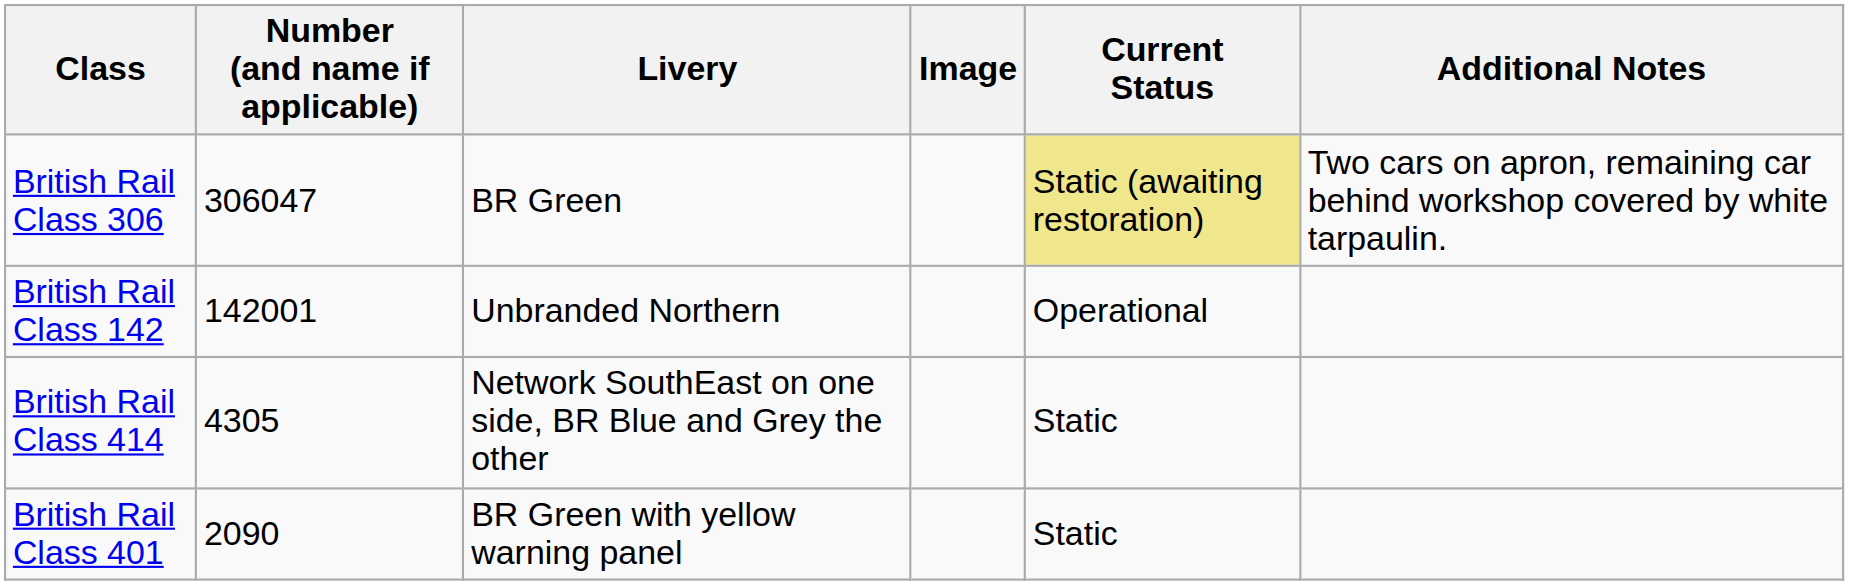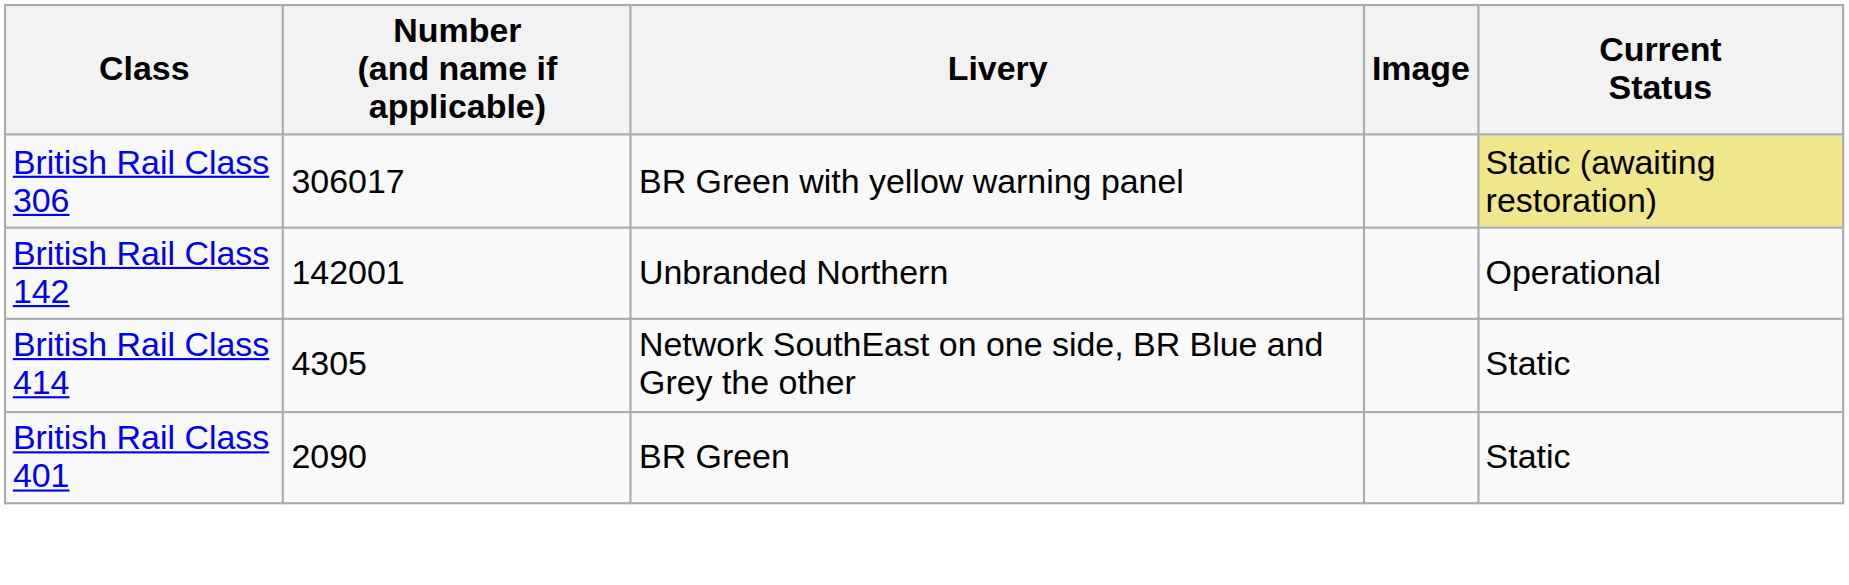- column: (1571, 69)
(261, 199) 306047 -> (348, 180) 306017
(547, 199) BR Green -> (911, 180) BR Green with yellow warning panel
(633, 532) BR Green with yellow warning panel -> (714, 456) BR Green
